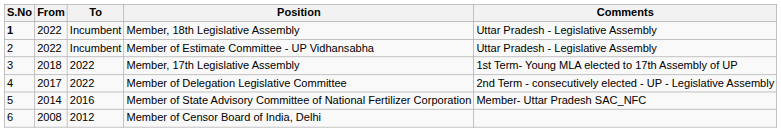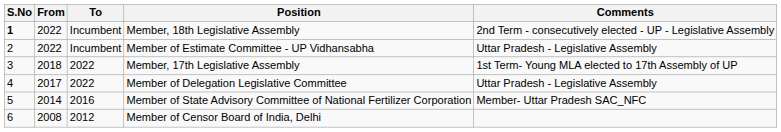(567, 30) Uttar Pradesh - Legislative Assembly -> (625, 30) 2nd Term - consecutively elected - UP - Legislative Assembly
(625, 83) 2nd Term - consecutively elected - UP - Legislative Assembly -> (567, 83) Uttar Pradesh - Legislative Assembly
